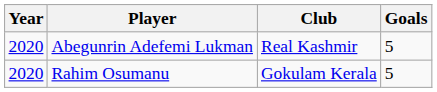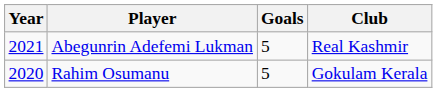columns swapped: (406, 18) <-> (319, 18)
(26, 45) 2020 -> (26, 45) 2021
